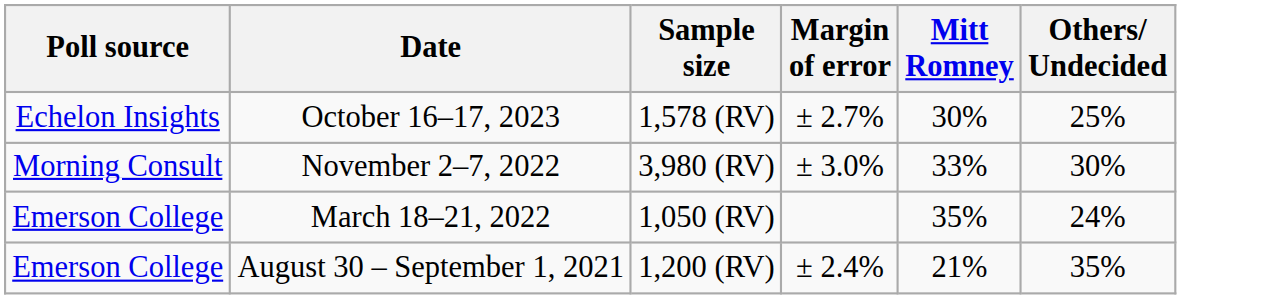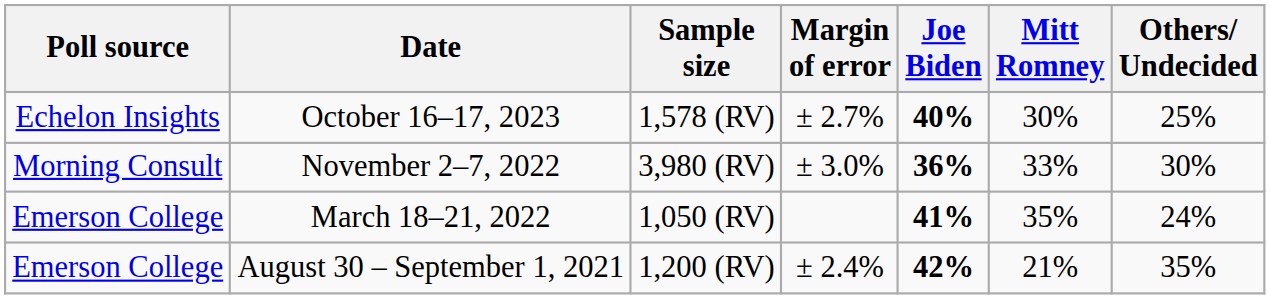+ column: (943, 48)
